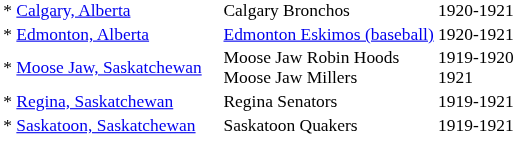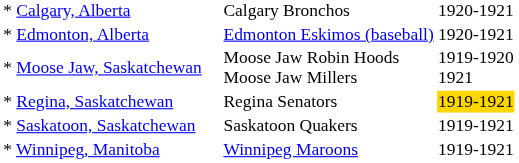(476, 101) no background -> (476, 101) gold background
+ row: (81, 149)
